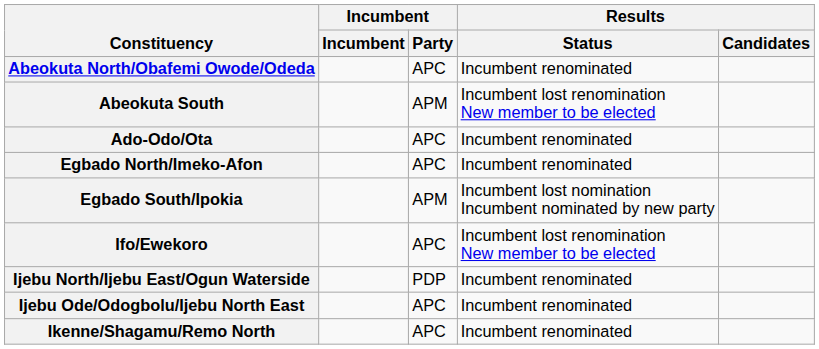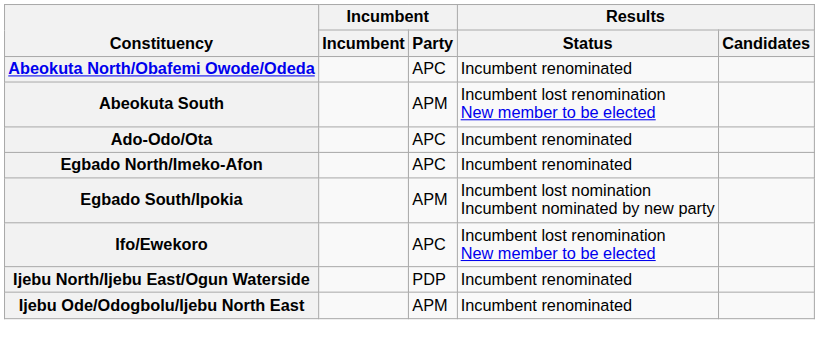(429, 305) APC -> (430, 305) APM
- row: (162, 331)
